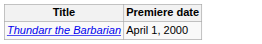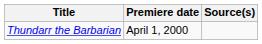+ column: (230, 13)
